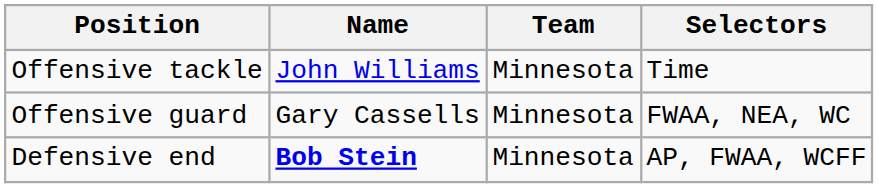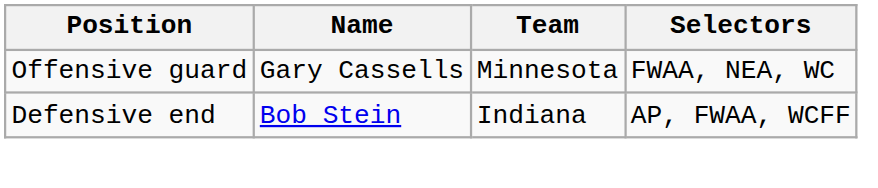- row: (137, 71)
(346, 159) bold -> (331, 115) normal
(563, 159) Minnesota -> (532, 115) Indiana
